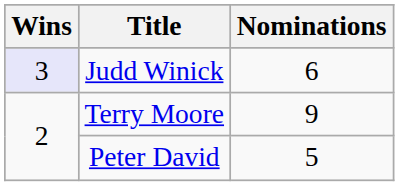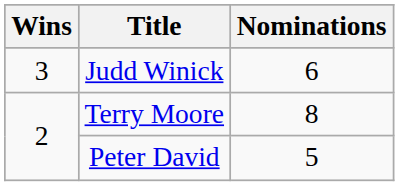(42, 69) lavender background -> (42, 69) no background
(312, 113) 9 -> (312, 113) 8
